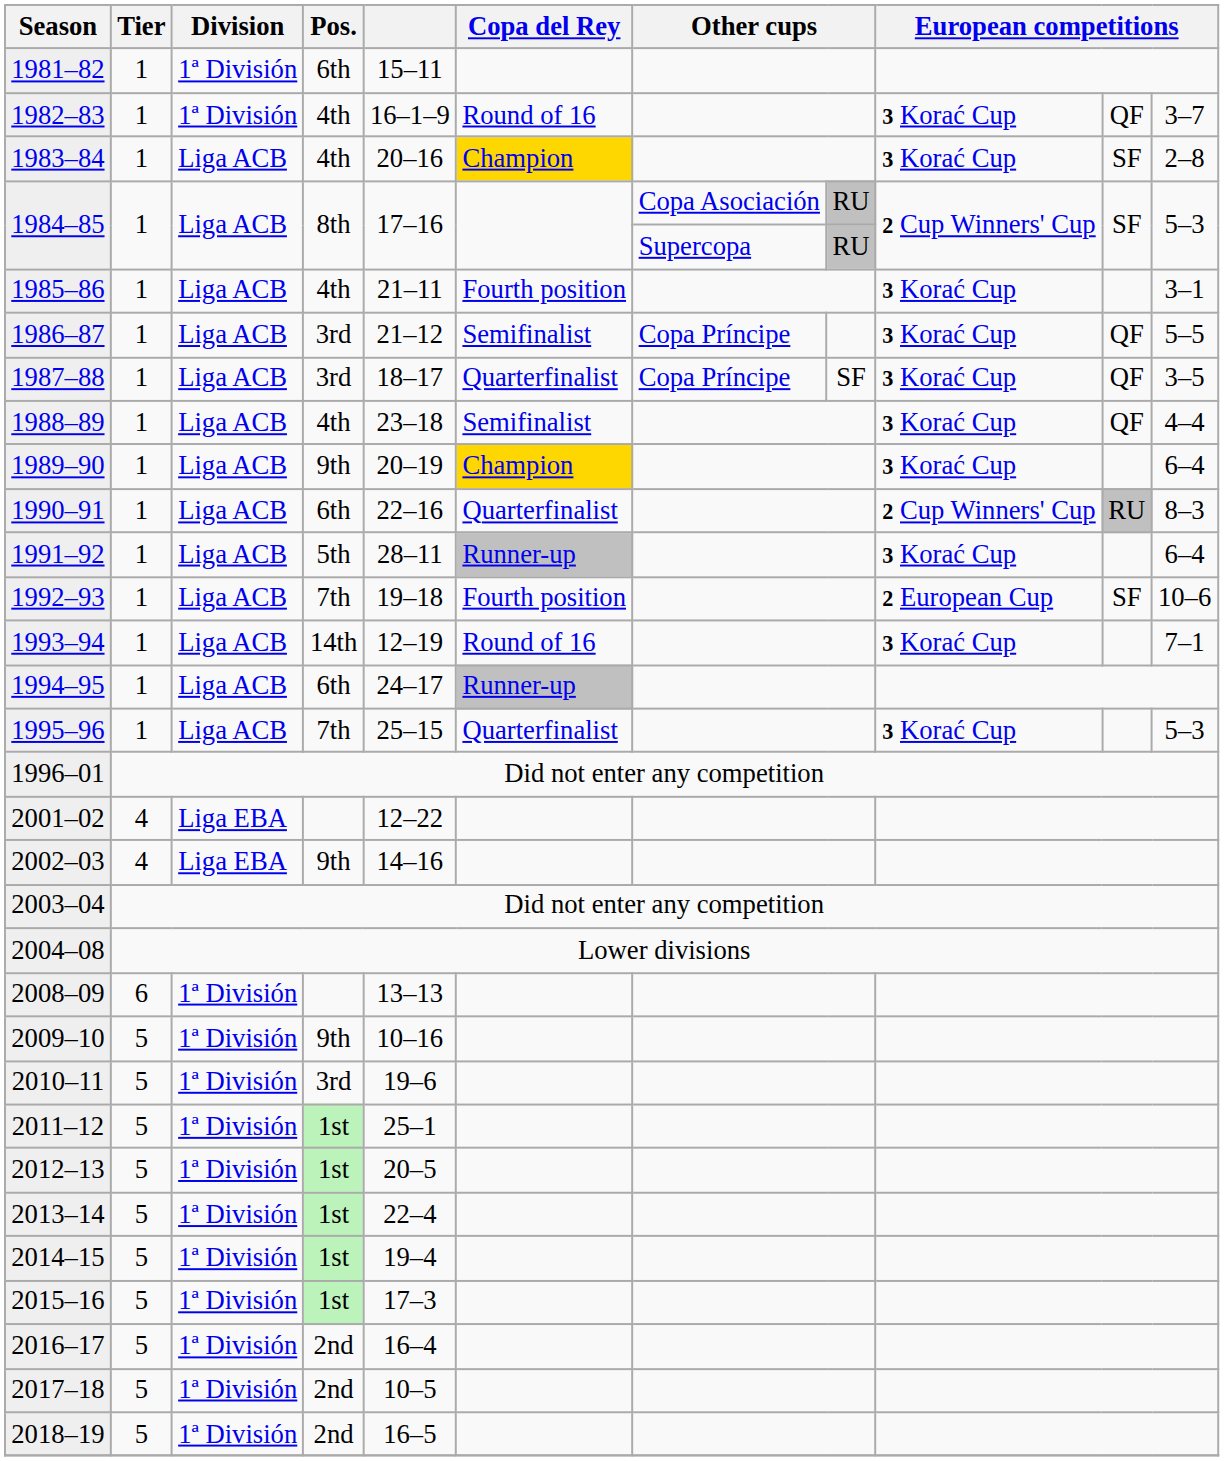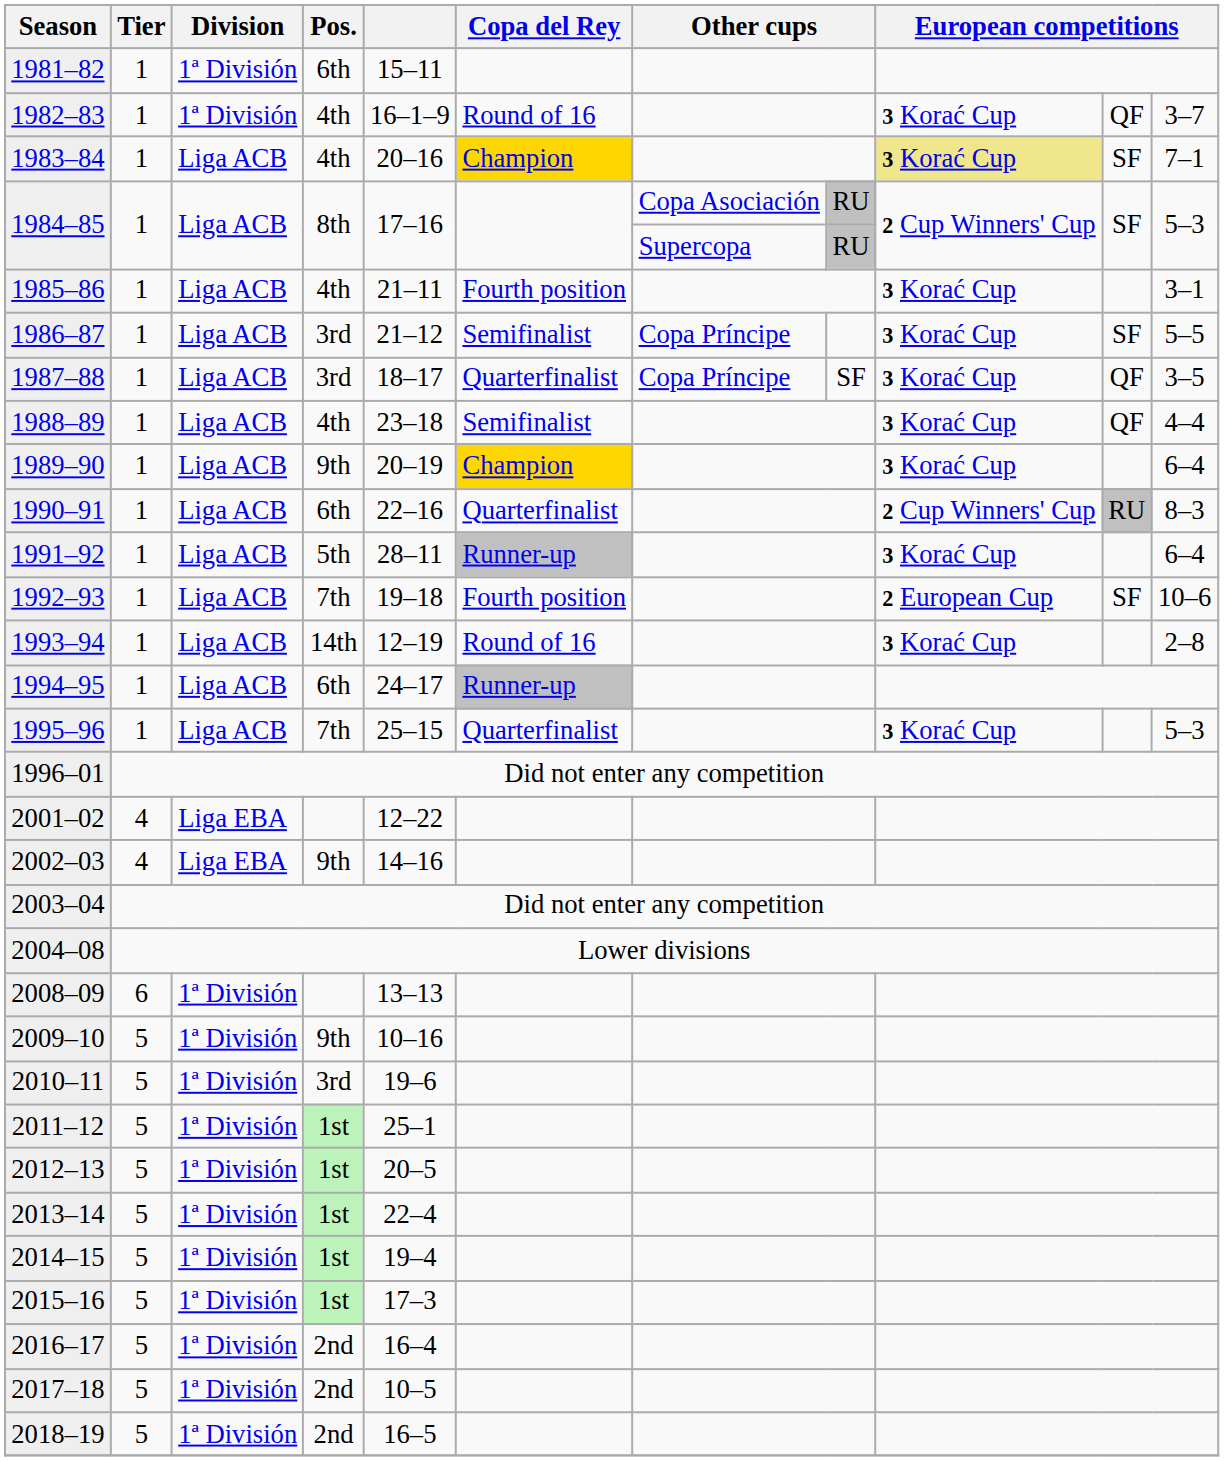(949, 158) no background -> (949, 158) khaki background
(1185, 158) 2–8 -> (1185, 158) 7–1
(1127, 333) QF -> (1127, 333) SF
(1185, 641) 7–1 -> (1185, 641) 2–8
